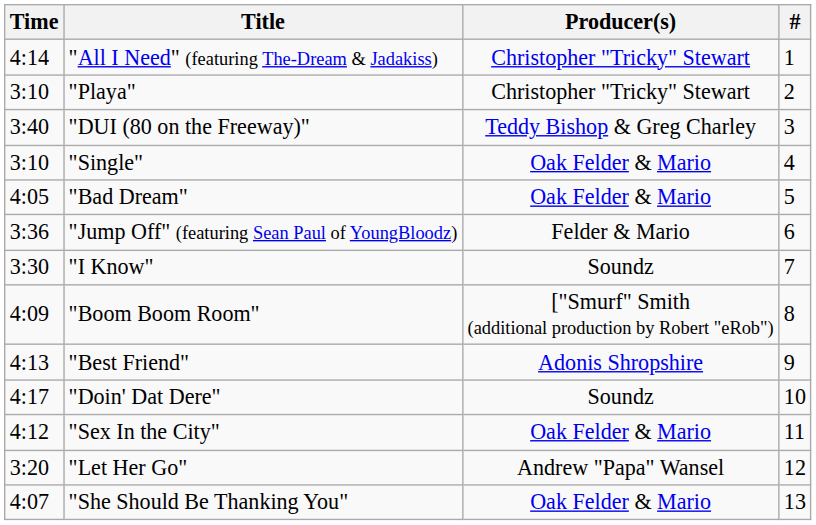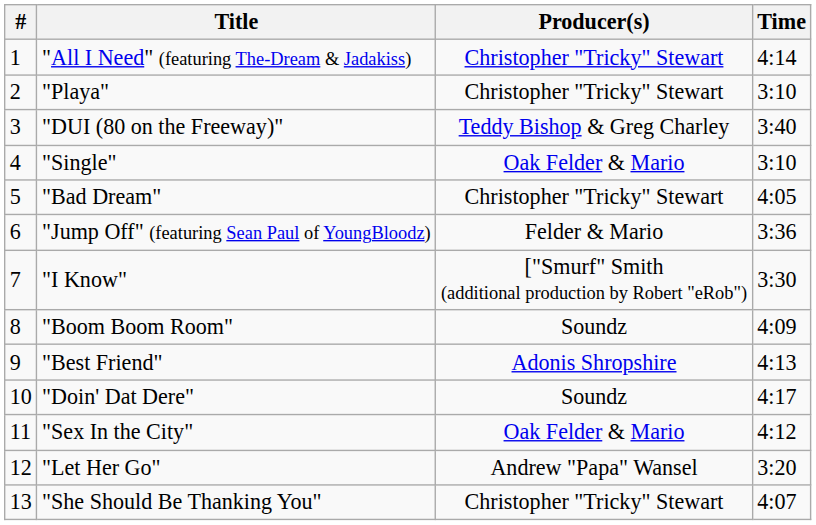columns swapped: (795, 22) <-> (34, 22)
(621, 197) Oak Felder & Mario -> (594, 197) Christopher "Tricky" Stewart
(621, 267) Soundz -> (594, 279) ["Smurf" Smith (additional production by Robert "eRob")
(621, 314) ["Smurf" Smith (additional production by Robert "eRob") -> (594, 326) Soundz
(621, 502) Oak Felder & Mario -> (594, 502) Christopher "Tricky" Stewart
